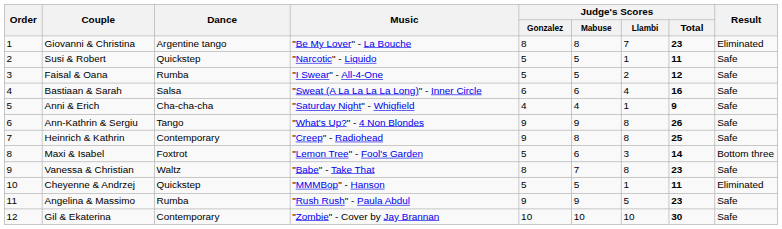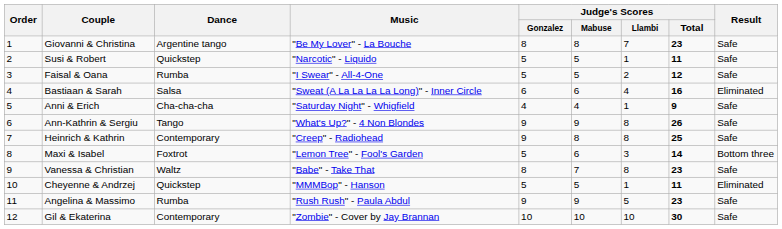(740, 43) Eliminated -> (727, 43) Safe
(727, 91) Safe -> (740, 91) Eliminated
